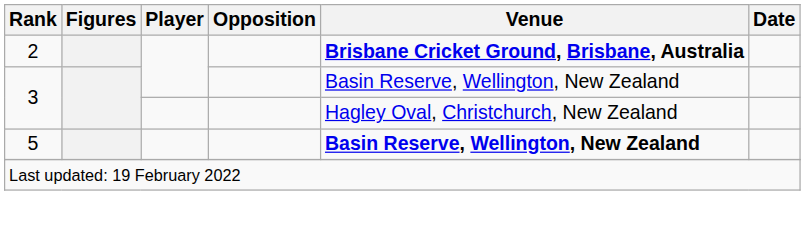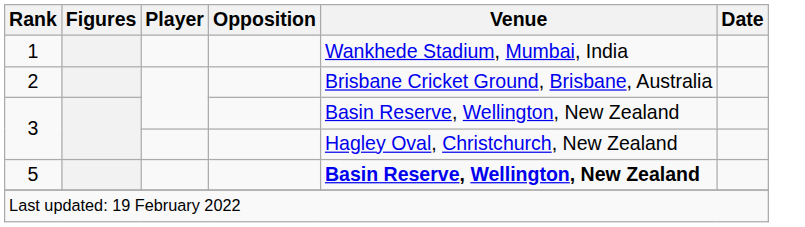+ row: (33, 50)
(535, 50) bold -> (519, 81) normal
